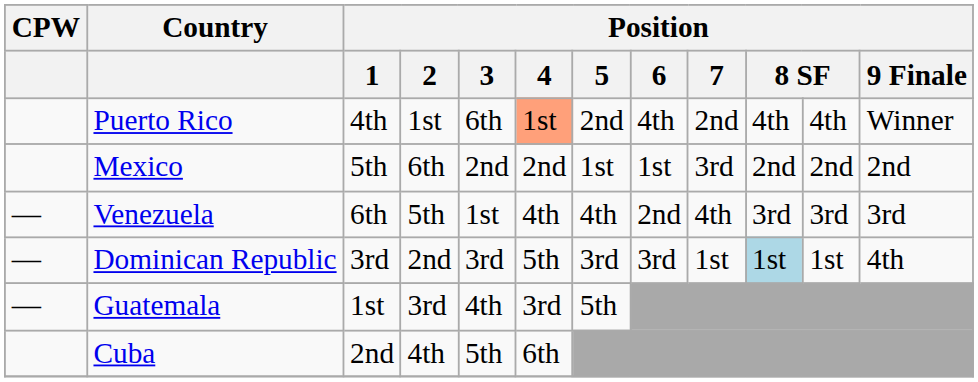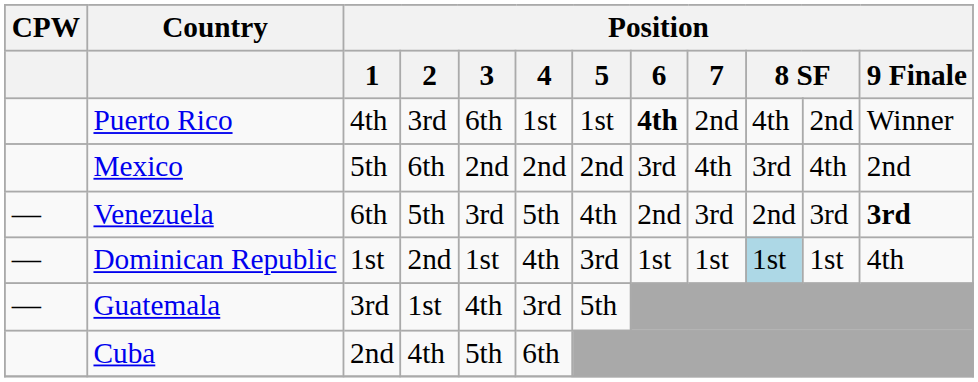(425, 120) 1st -> (427, 120) 3rd
(539, 120) lightsalmon background -> (539, 120) no background
(602, 120) 2nd -> (597, 120) 1st
(656, 120) normal -> (658, 120) bold
(828, 120) 4th -> (831, 120) 2nd
(597, 167) 1st -> (602, 167) 2nd
(654, 167) 1st -> (657, 167) 3rd
(714, 167) 3rd -> (713, 167) 4th
(774, 167) 2nd -> (772, 167) 3rd
(831, 167) 2nd -> (828, 167) 4th
(482, 213) 1st -> (484, 213) 3rd
(541, 213) 4th -> (541, 213) 5th
(713, 213) 4th -> (714, 213) 3rd
(772, 213) 3rd -> (774, 213) 2nd
(886, 213) normal -> (889, 213) bold
(370, 259) 3rd -> (367, 259) 1st
(484, 259) 3rd -> (482, 259) 1st
(541, 259) 5th -> (541, 259) 4th
(657, 259) 3rd -> (654, 259) 1st
(367, 306) 1st -> (370, 306) 3rd
(427, 306) 3rd -> (425, 306) 1st
